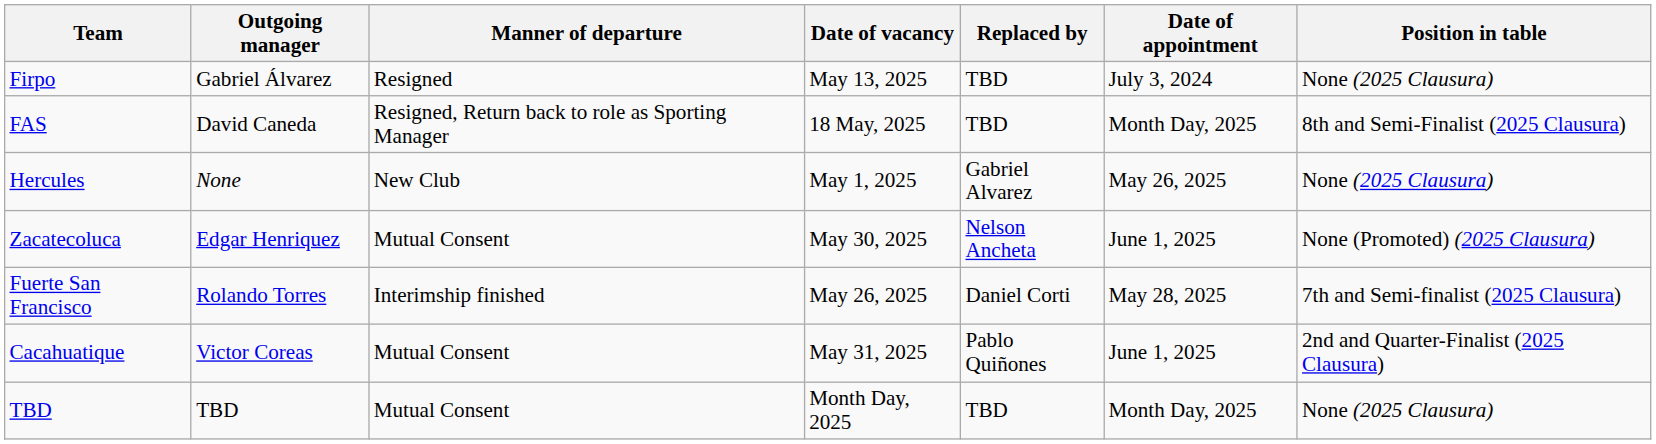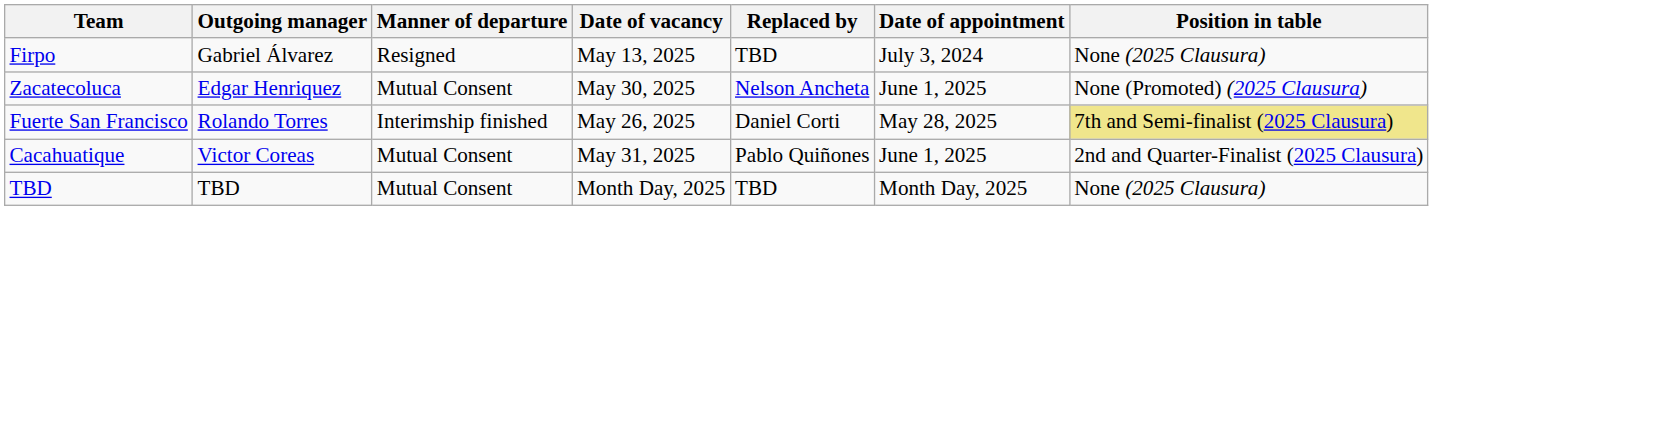- row: (28, 123)
- row: (47, 181)
(1462, 295) no background -> (1234, 121) khaki background
